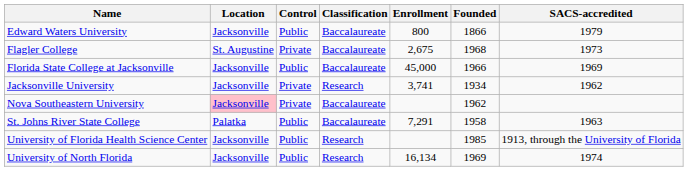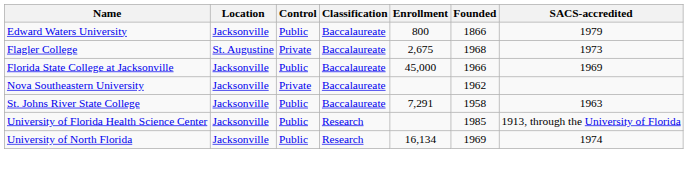- row: (60, 85)
(241, 103) pink background -> (241, 85) no background
(229, 121) Palatka -> (241, 103) Jacksonville
